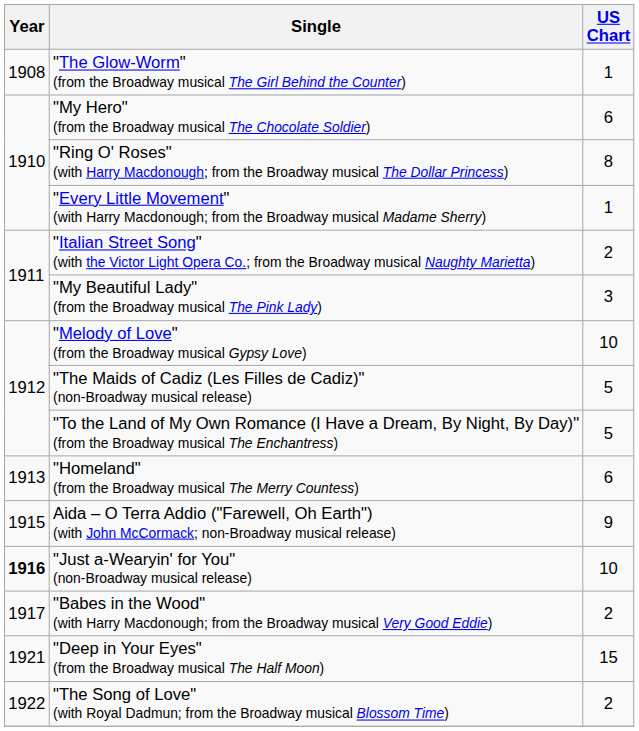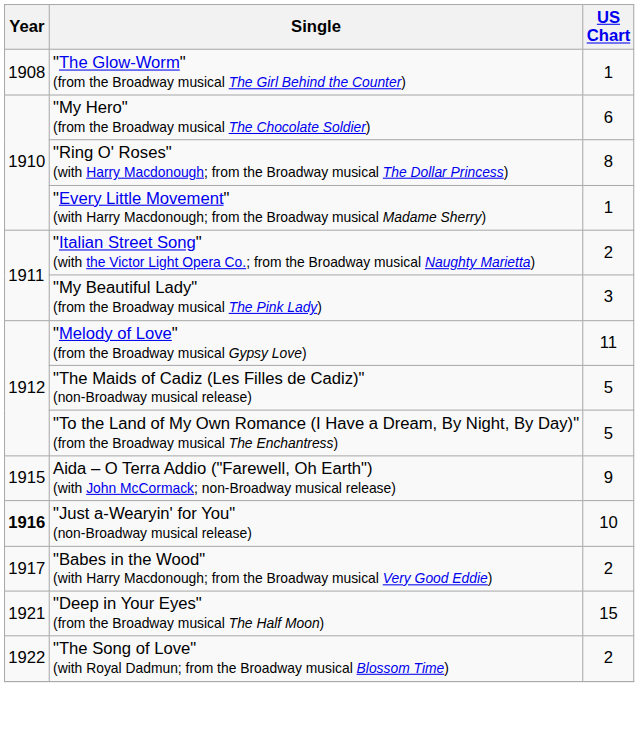(608, 342) 10 -> (608, 342) 11
- row: (206, 478)
